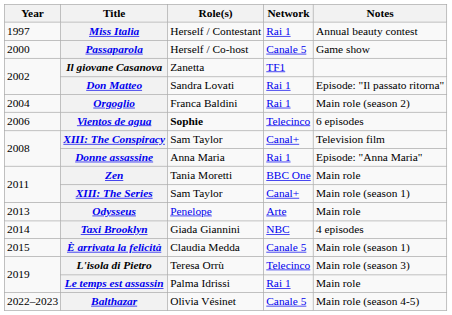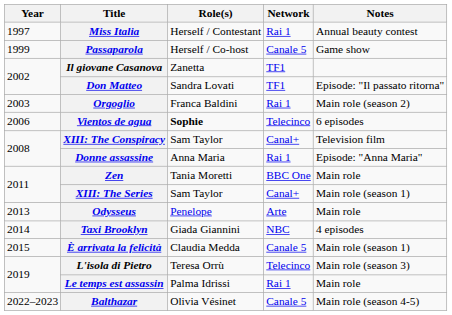(18, 49) 2000 -> (18, 49) 1999
(278, 85) Rai 1 -> (276, 85) TF1
(18, 103) 2004 -> (18, 103) 2003
